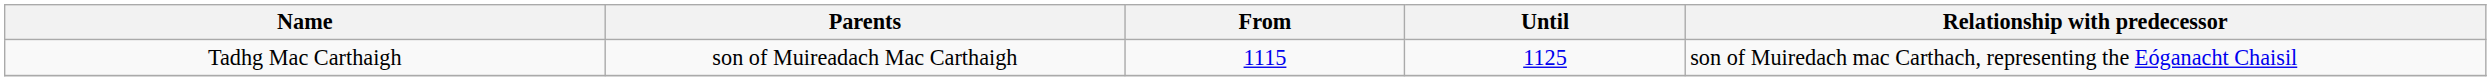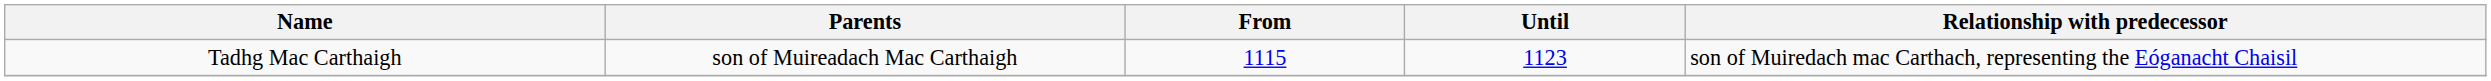(1545, 57) 1125 -> (1545, 57) 1123
